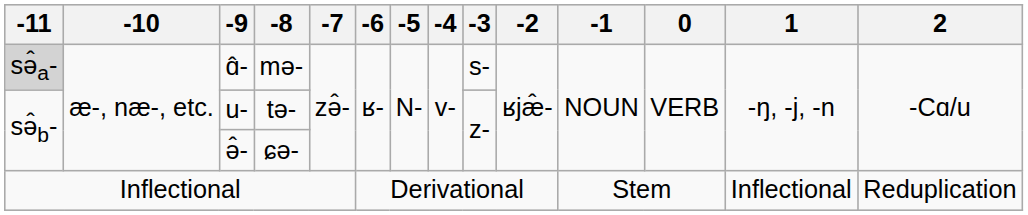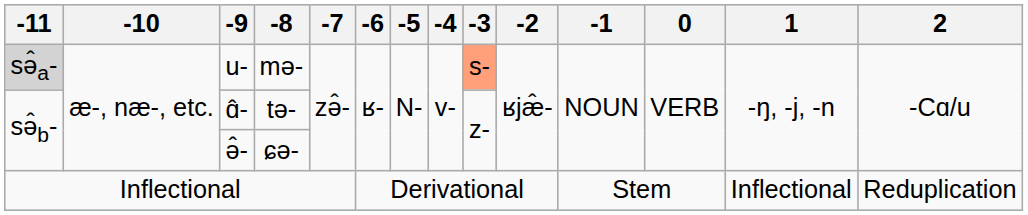(237, 67) ɑ̂- -> (237, 67) u-
(479, 67) no background -> (479, 67) lightsalmon background
(237, 109) u- -> (237, 109) ɑ̂-
